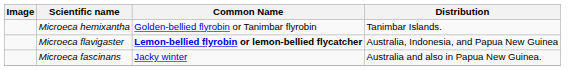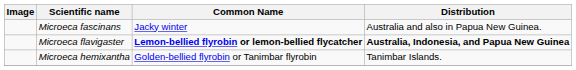rows swapped: (84, 27) <-> (80, 57)
(462, 42) normal -> (468, 42) bold
